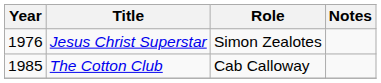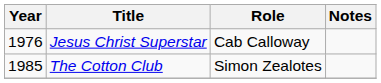(268, 41) Simon Zealotes -> (262, 41) Cab Calloway
(262, 66) Cab Calloway -> (268, 66) Simon Zealotes
